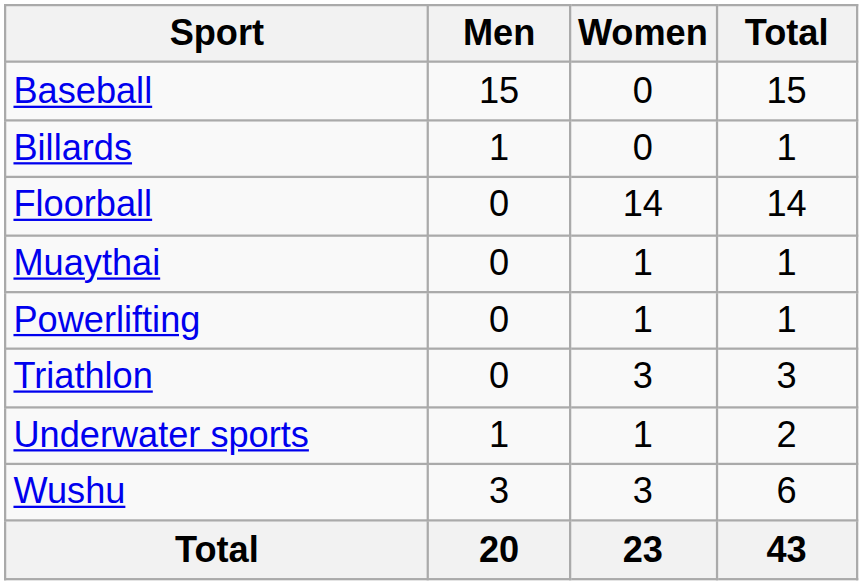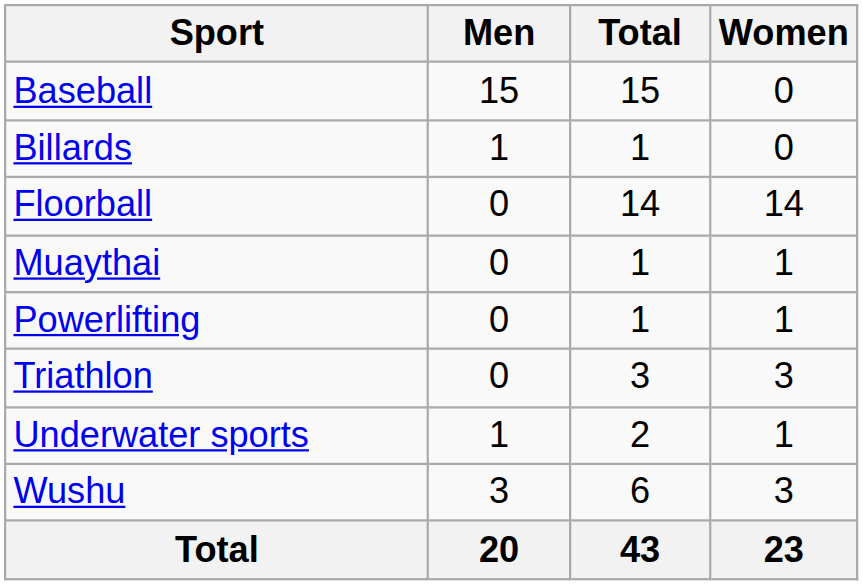columns swapped: (643, 33) <-> (787, 33)
